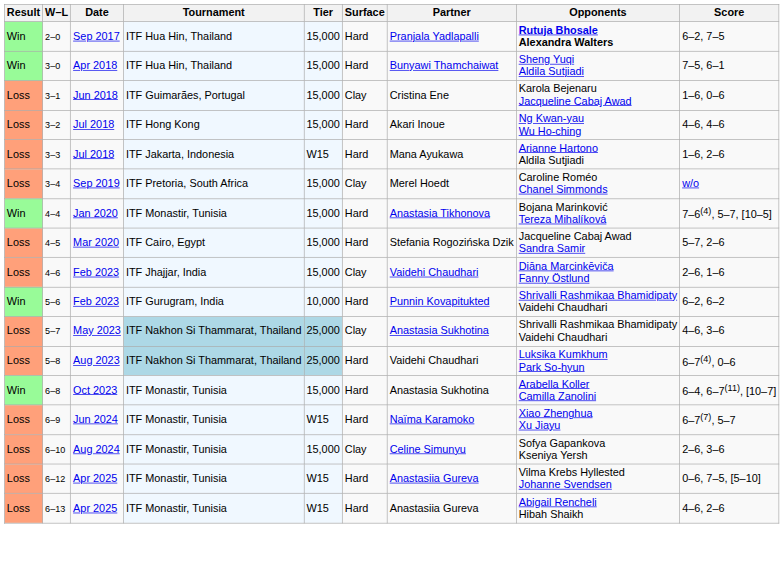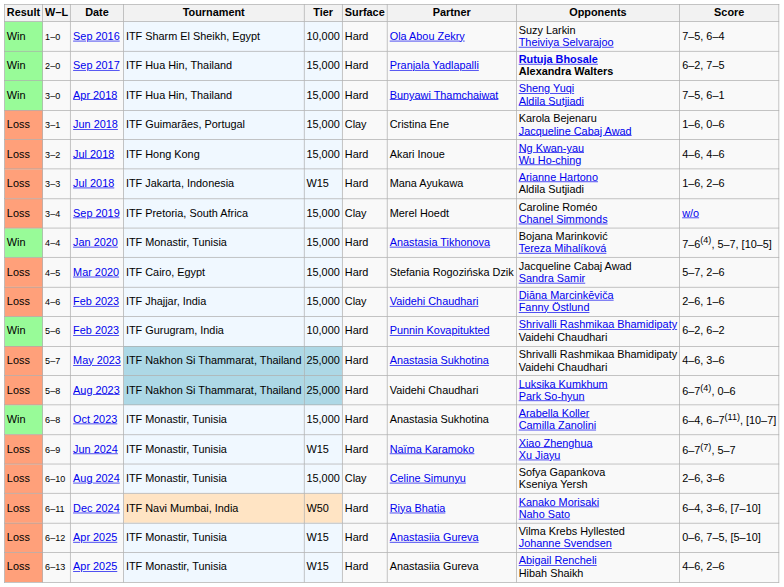+ row: (53, 37)
(356, 331) Clay -> (357, 360) Hard
+ row: (55, 509)
